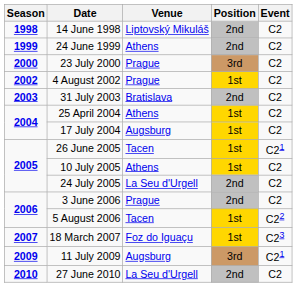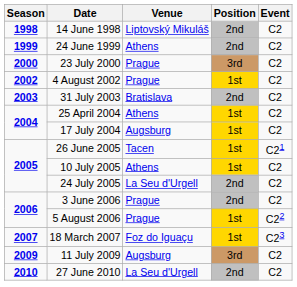(140, 218) Tacen -> (143, 218) Prague
(275, 256) C21 -> (275, 255) C2
